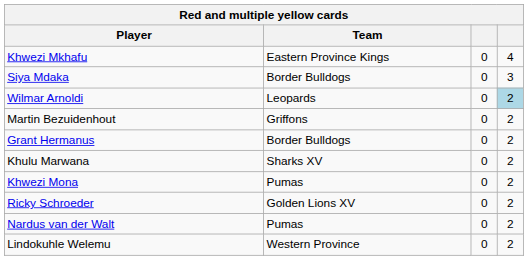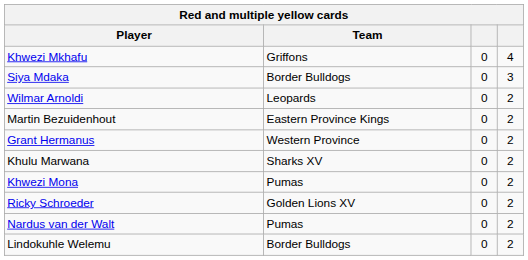(328, 57) Eastern Province Kings -> (287, 57) Griffons
(510, 98) lightblue background -> (510, 98) no background
(287, 119) Griffons -> (328, 119) Eastern Province Kings
(309, 140) Border Bulldogs -> (313, 140) Western Province
(313, 245) Western Province -> (309, 245) Border Bulldogs
